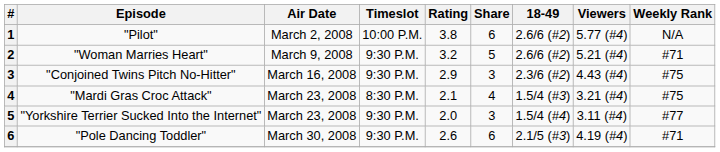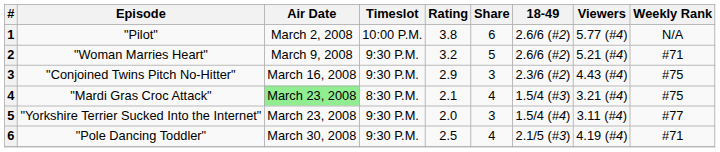(312, 95) no background -> (312, 95) lightgreen background
(448, 136) 2.6 -> (448, 136) 2.5
(492, 136) 6 -> (492, 136) 4
